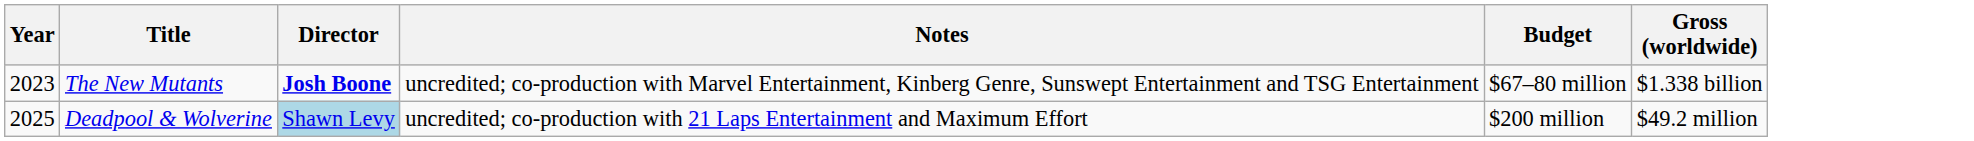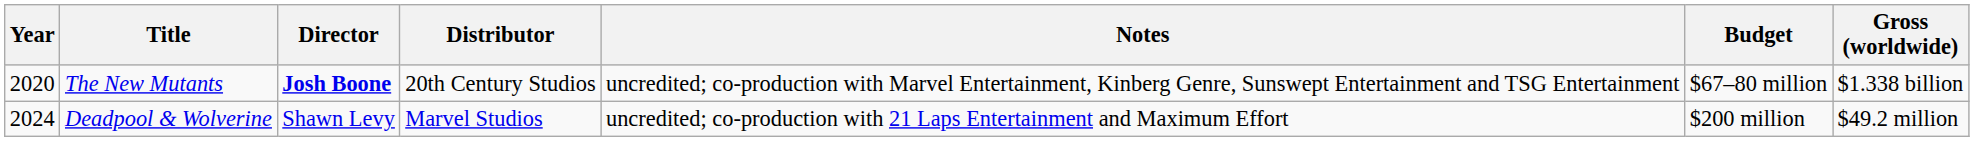+ column: (500, 34)
(32, 82) 2023 -> (32, 82) 2020
(32, 118) 2025 -> (32, 118) 2024
(339, 118) lightblue background -> (339, 118) no background
